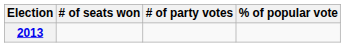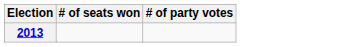- column: (288, 13)
